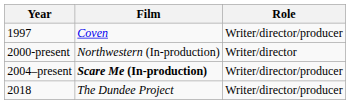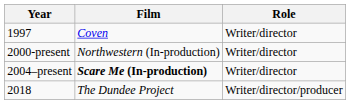(284, 33) Writer/director/producer -> (261, 33) Writer/director
(284, 71) Writer/director/producer -> (261, 71) Writer/director
